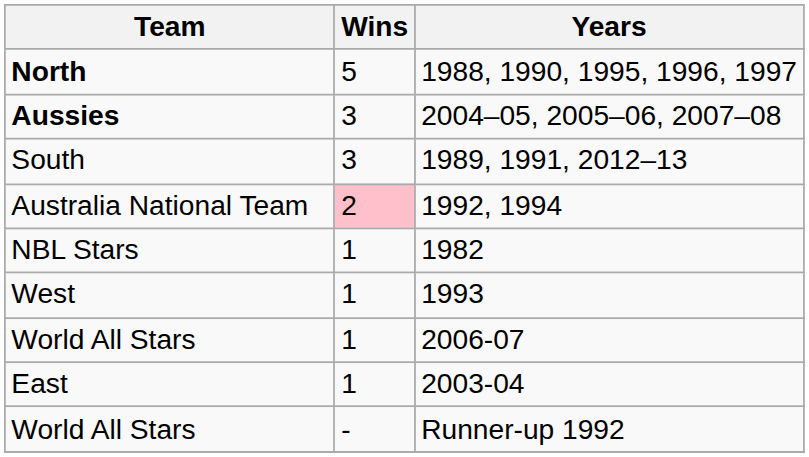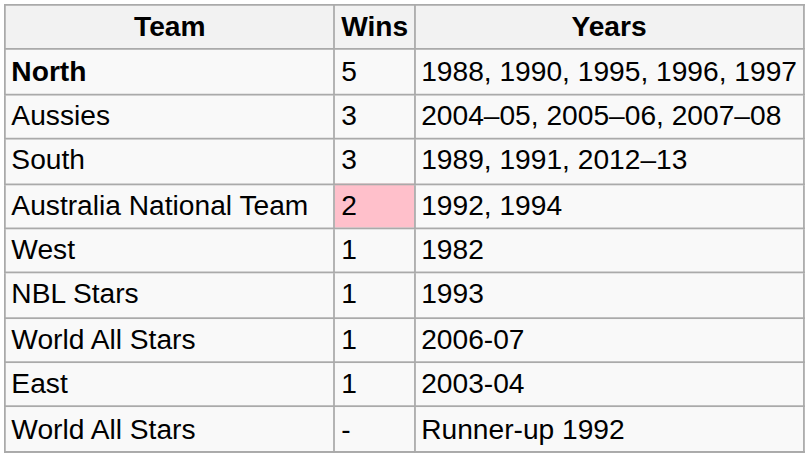(65, 116) bold -> (61, 116) normal
(75, 250) NBL Stars -> (43, 250) West
(43, 294) West -> (75, 294) NBL Stars
